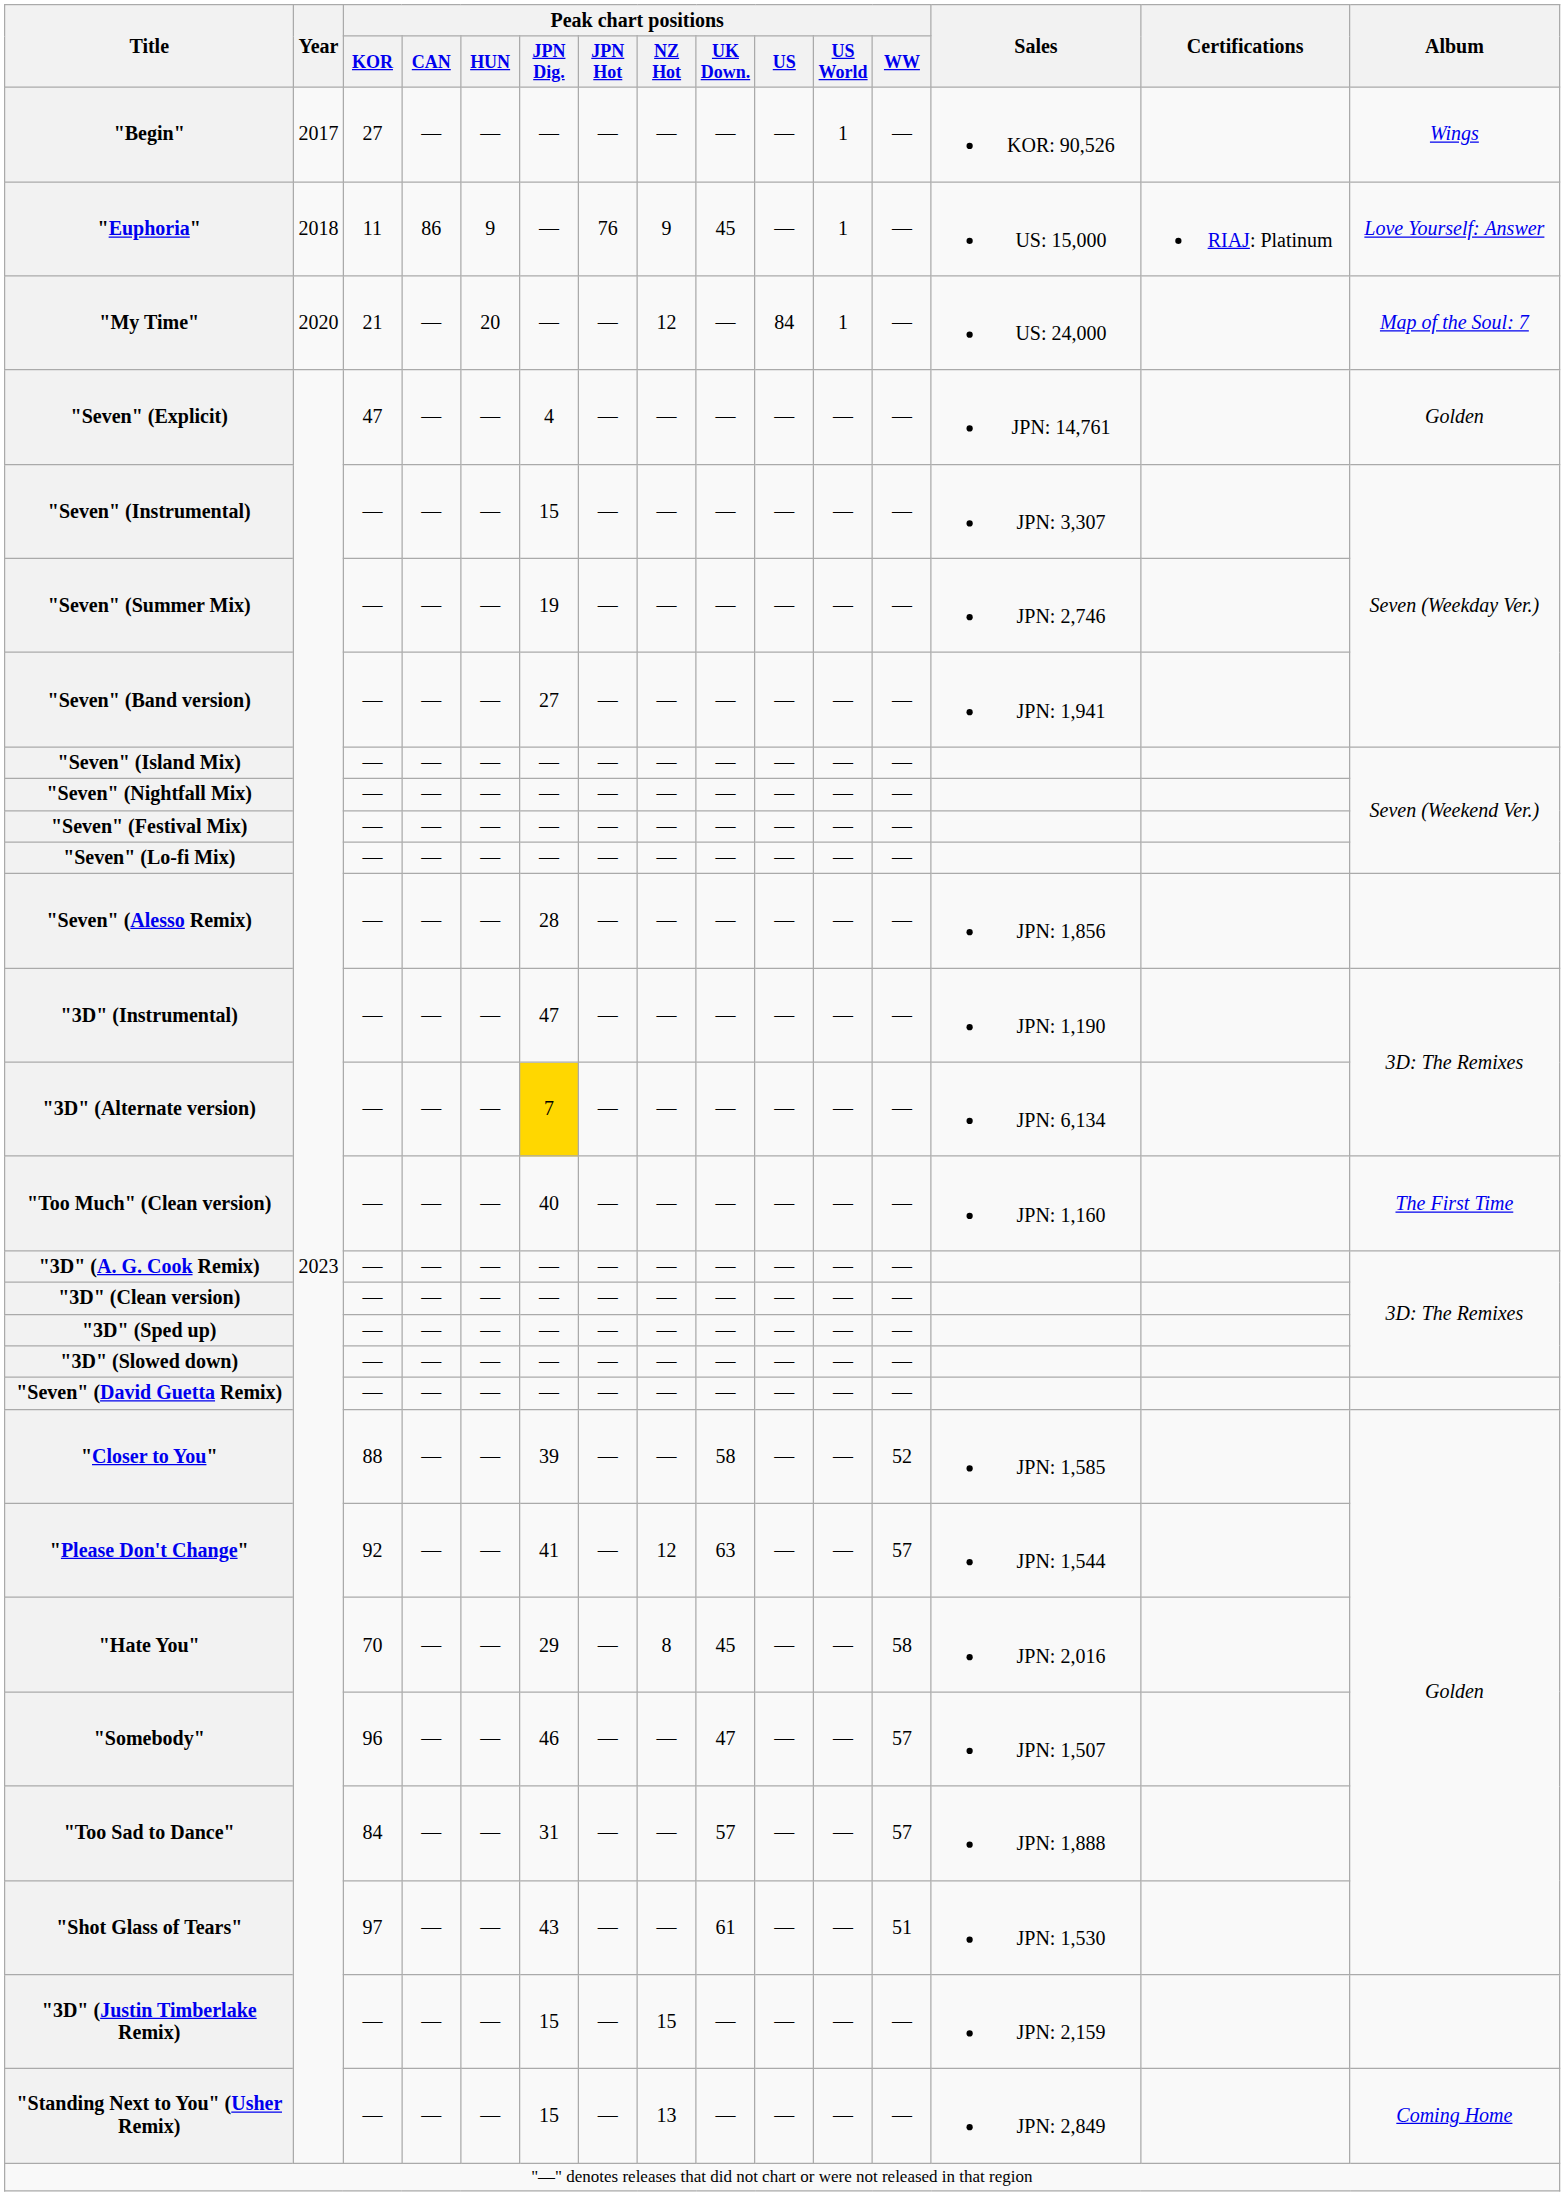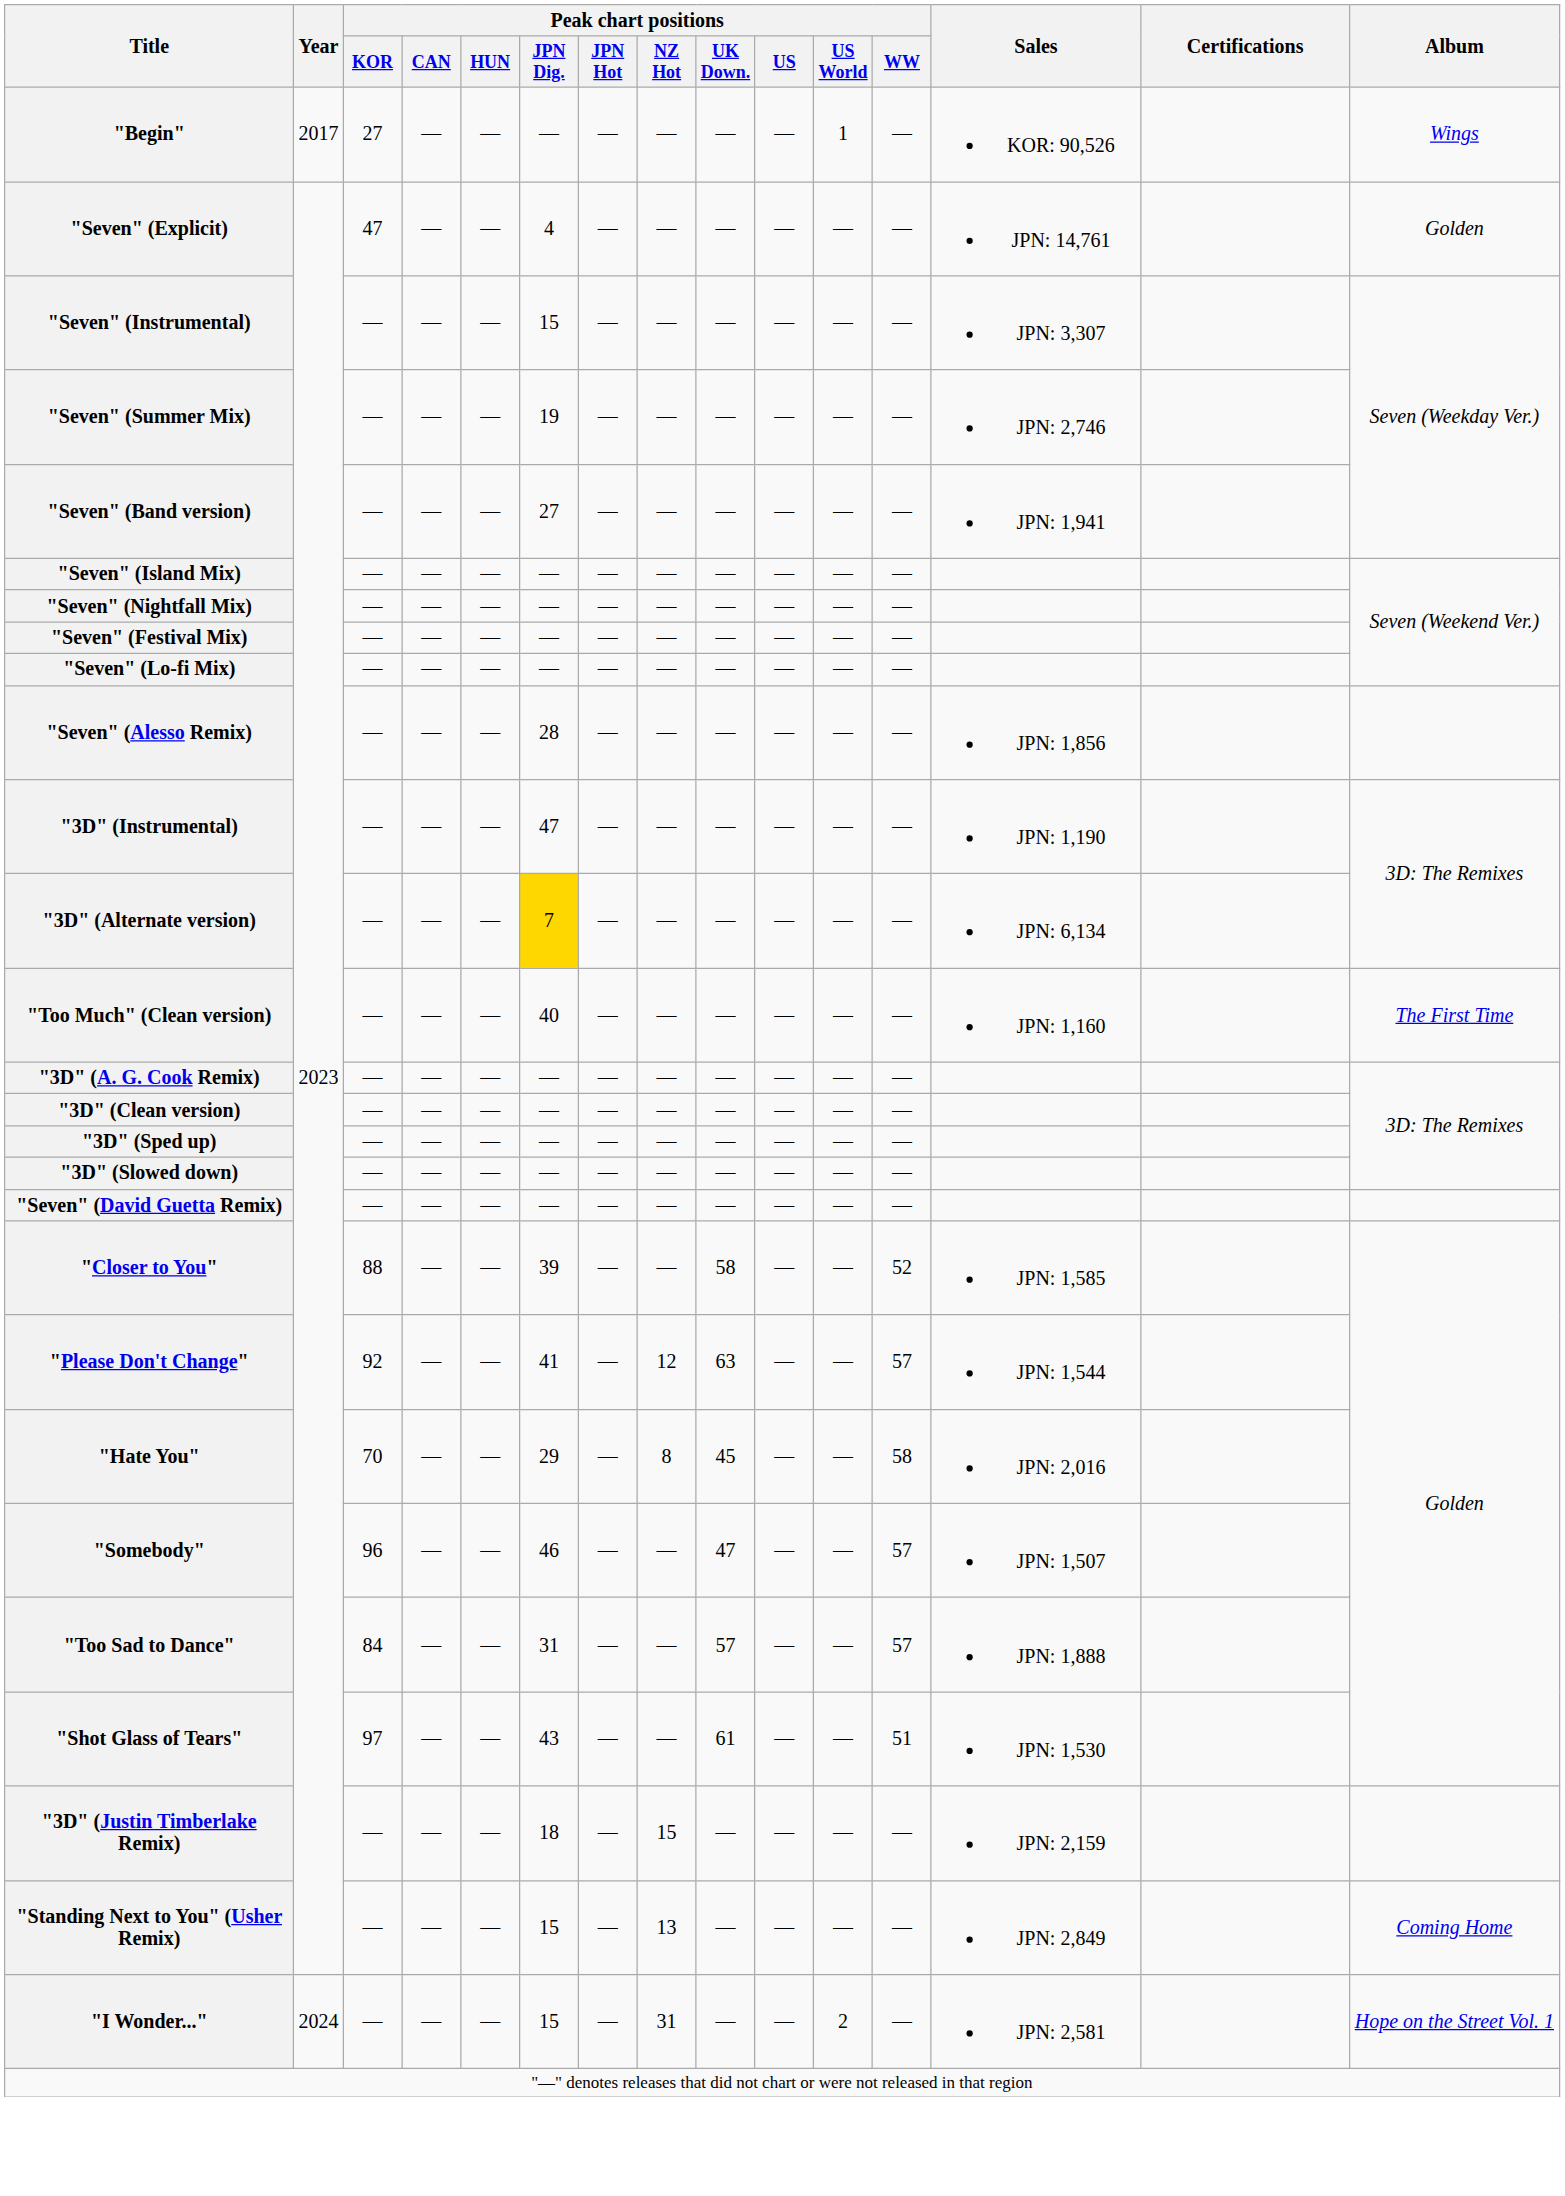- row: (149, 228)
- row: (149, 322)
(549, 2021) 15 -> (549, 1833) 18
+ row: (149, 2021)
